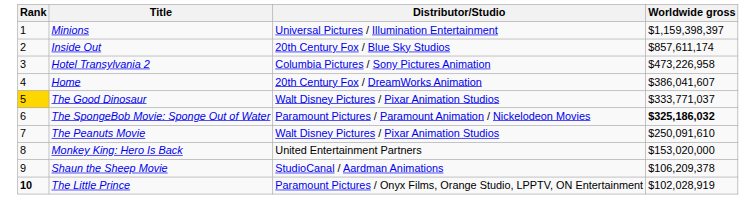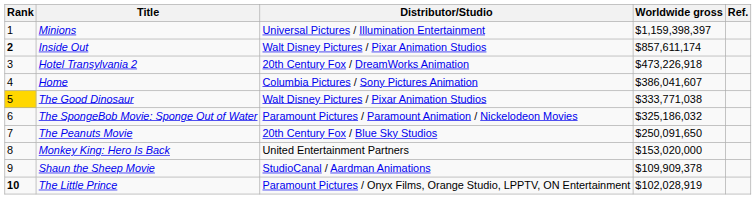+ column: (738, 13)
(23, 47) normal -> (10, 47) bold
(363, 47) 20th Century Fox / Blue Sky Studios -> (374, 47) Walt Disney Pictures / Pixar Animation Studios
(383, 64) Columbia Pictures / Sony Pictures Animation -> (366, 64) 20th Century Fox / DreamWorks Animation
(681, 64) $473,226,958 -> (669, 64) $473,226,918
(379, 82) 20th Century Fox / DreamWorks Animation -> (370, 82) Columbia Pictures / Sony Pictures Animation
(681, 99) $333,771,037 -> (669, 99) $333,771,038
(681, 116) bold -> (669, 116) normal
(387, 133) Walt Disney Pictures / Pixar Animation Studios -> (350, 133) 20th Century Fox / Blue Sky Studios
(681, 133) $250,091,610 -> (669, 133) $250,091,650
(681, 168) $106,209,378 -> (669, 168) $109,909,378
